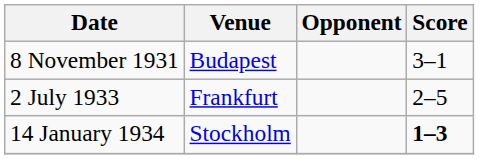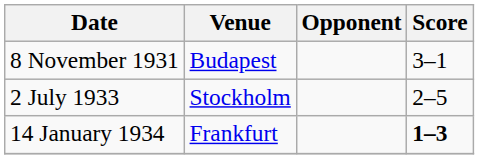(234, 97) Frankfurt -> (240, 97) Stockholm
(240, 134) Stockholm -> (234, 134) Frankfurt
